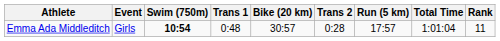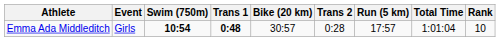(231, 29) normal -> (231, 29) bold
(480, 29) 11 -> (480, 29) 10
